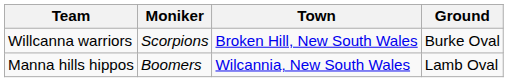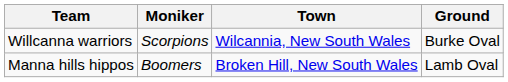(317, 40) Broken Hill, New South Wales -> (313, 40) Wilcannia, New South Wales
(313, 64) Wilcannia, New South Wales -> (317, 64) Broken Hill, New South Wales
